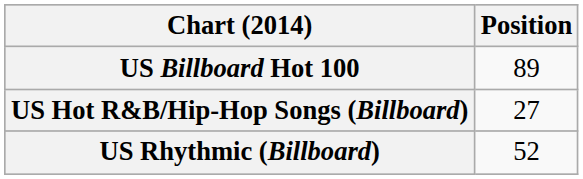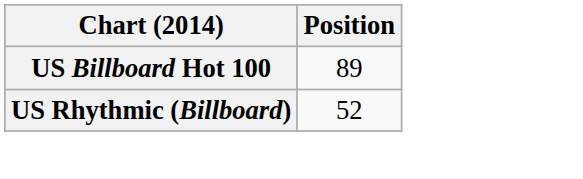- row: (240, 109)
